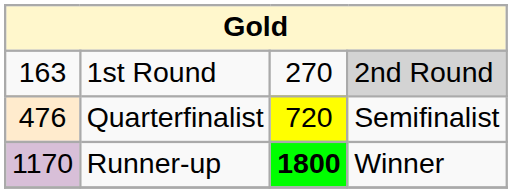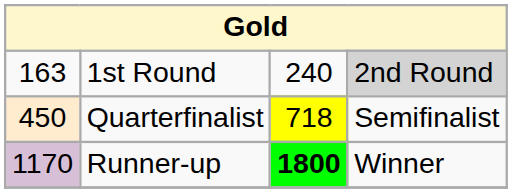(309, 74) 270 -> (309, 74) 240
(43, 119) 476 -> (43, 119) 450
(309, 119) 720 -> (309, 119) 718
